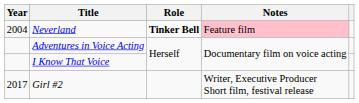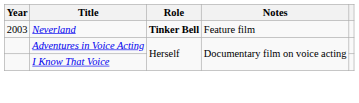(17, 29) 2004 -> (17, 29) 2003
(229, 29) pink background -> (229, 29) no background
- row: (47, 84)
